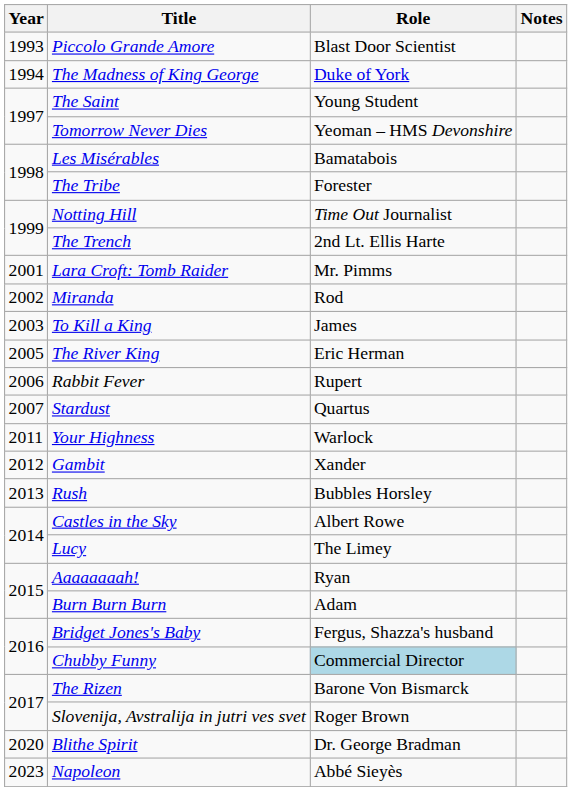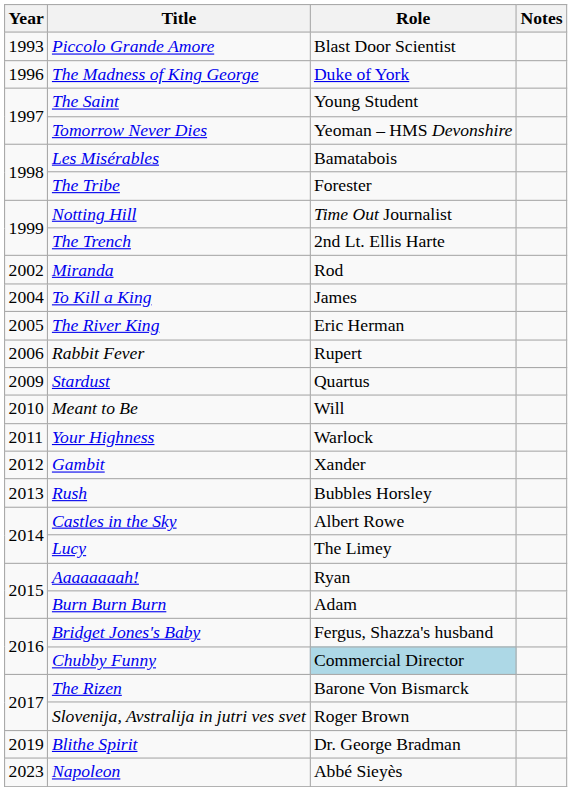(26, 74) 1994 -> (26, 74) 1996
- row: (140, 269)
(26, 325) 2003 -> (26, 297) 2004
(26, 409) 2007 -> (26, 381) 2009
+ row: (95, 409)
(26, 744) 2020 -> (26, 744) 2019
